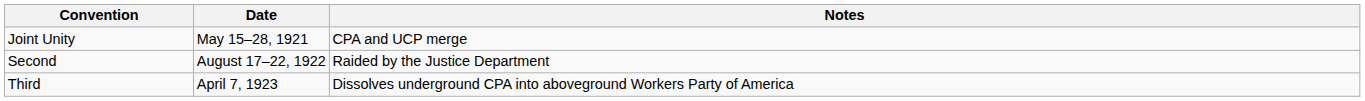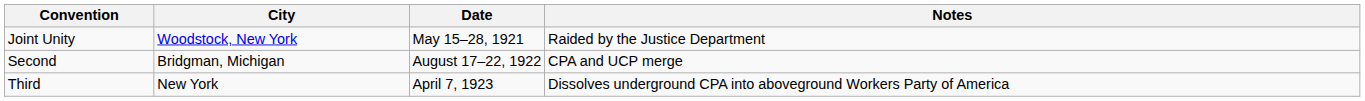+ column: (282, 15)
(400, 38) CPA and UCP merge -> (656, 38) Raided by the Justice Department
(441, 61) Raided by the Justice Department -> (615, 61) CPA and UCP merge
